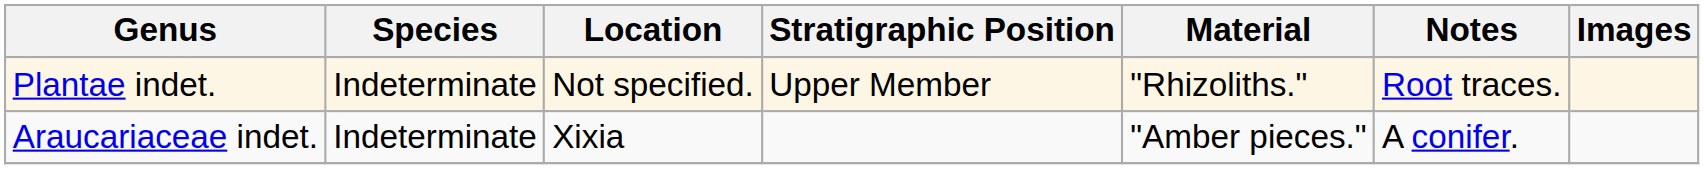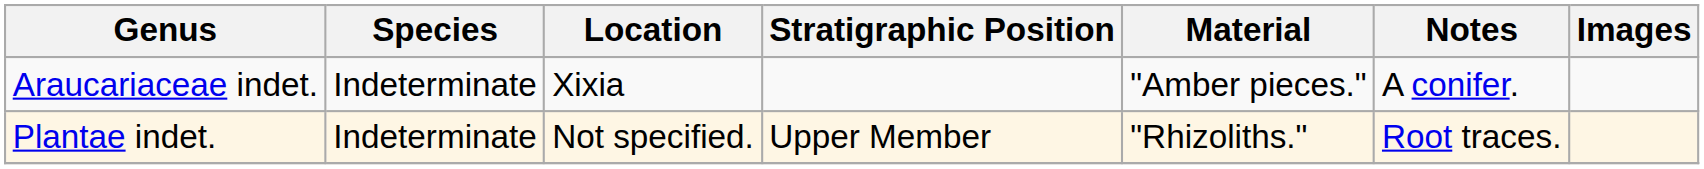rows swapped: (165, 136) <-> (114, 83)
